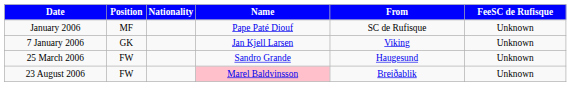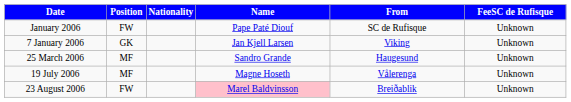(126, 28) MF -> (126, 28) FW
(126, 58) FW -> (126, 58) MF
+ row: (55, 74)
